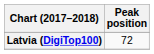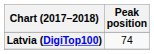(127, 40) 72 -> (127, 40) 74
